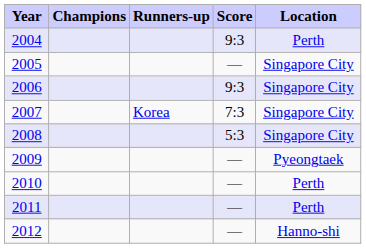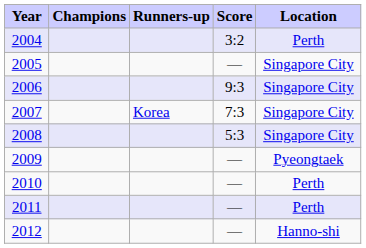(235, 40) 9:3 -> (235, 40) 3:2
